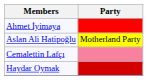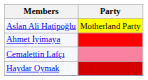rows swapped: (41, 40) <-> (33, 26)
